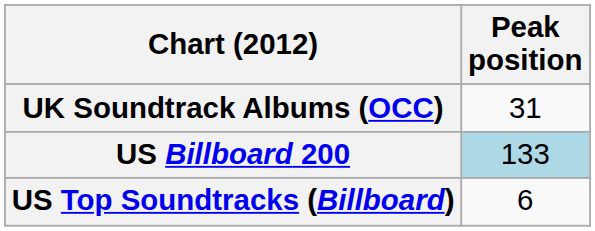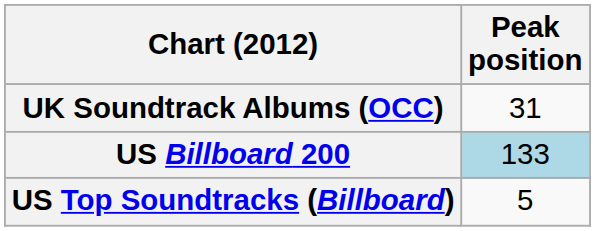(525, 201) 6 -> (525, 201) 5
